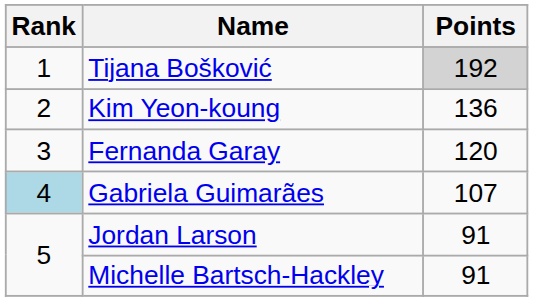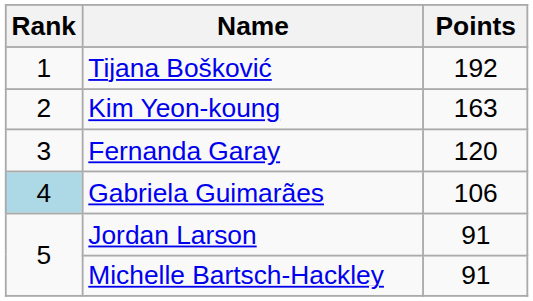(476, 67) lightgrey background -> (476, 67) no background
(476, 109) 136 -> (476, 109) 163
(476, 192) 107 -> (476, 192) 106
